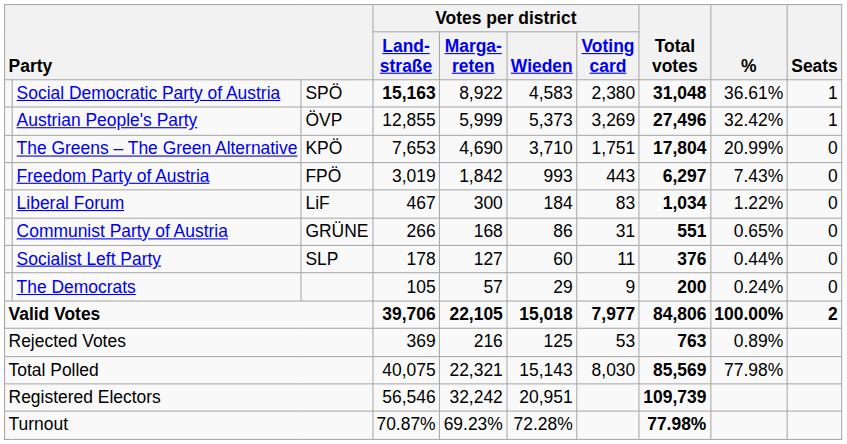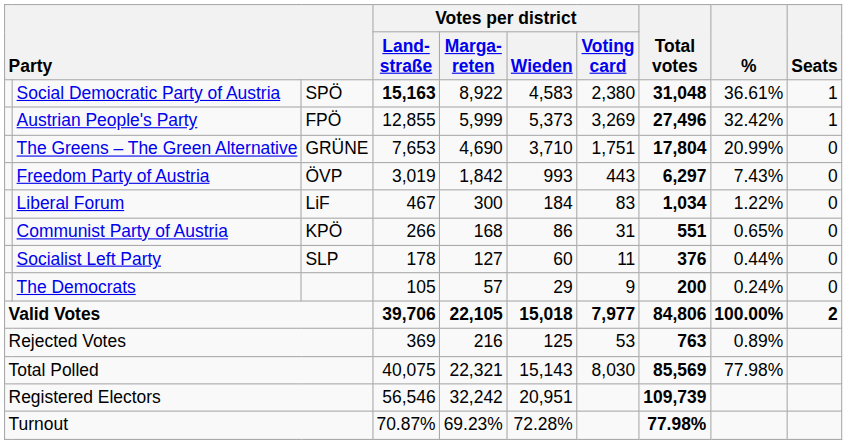(324, 120) ÖVP -> (323, 120) FPÖ
(324, 148) KPÖ -> (337, 148) GRÜNE
(323, 176) FPÖ -> (324, 176) ÖVP
(337, 231) GRÜNE -> (324, 231) KPÖ
